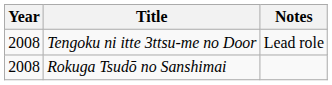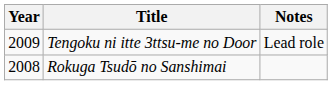(24, 42) 2008 -> (24, 42) 2009
